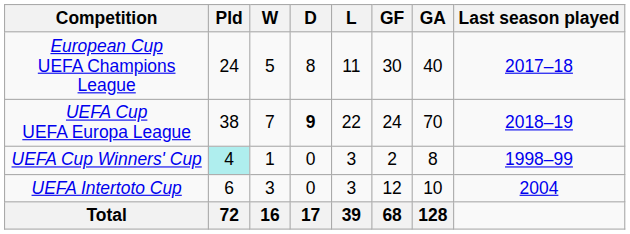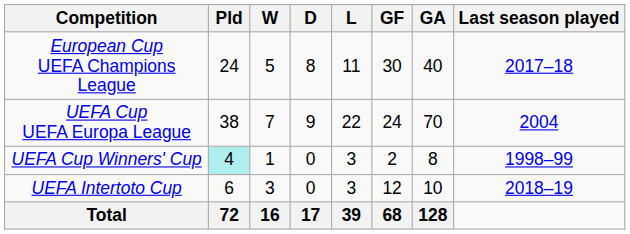(311, 122) bold -> (311, 122) normal
(539, 122) 2018–19 -> (539, 122) 2004
(539, 187) 2004 -> (539, 187) 2018–19
